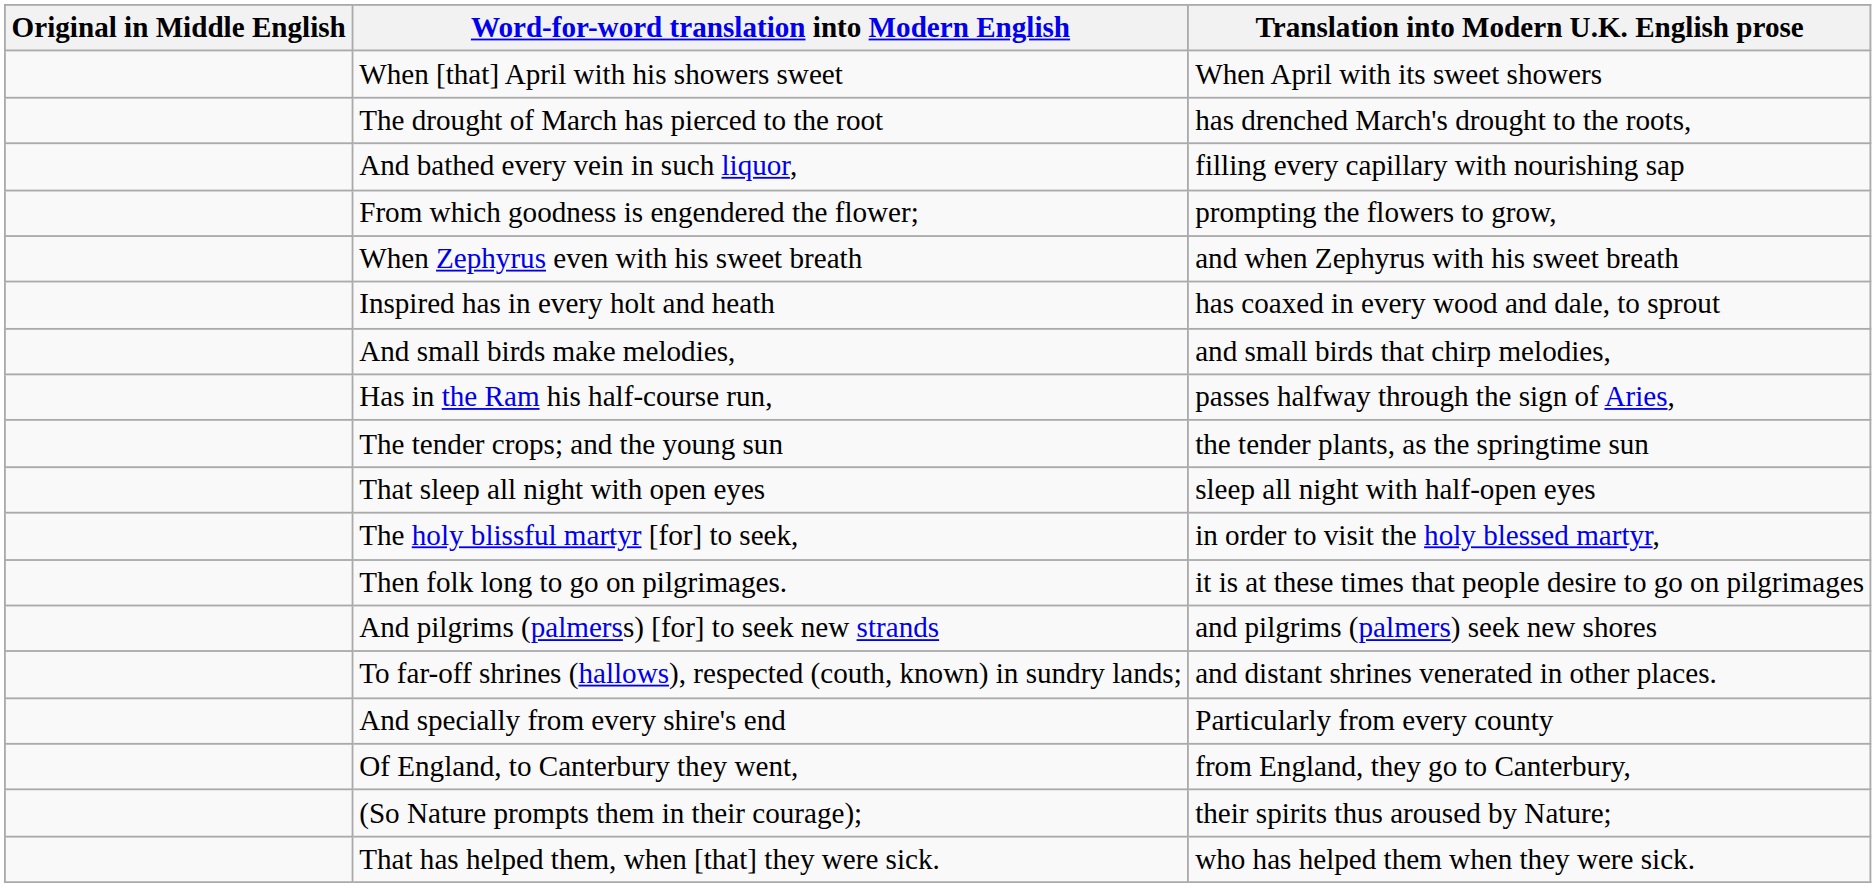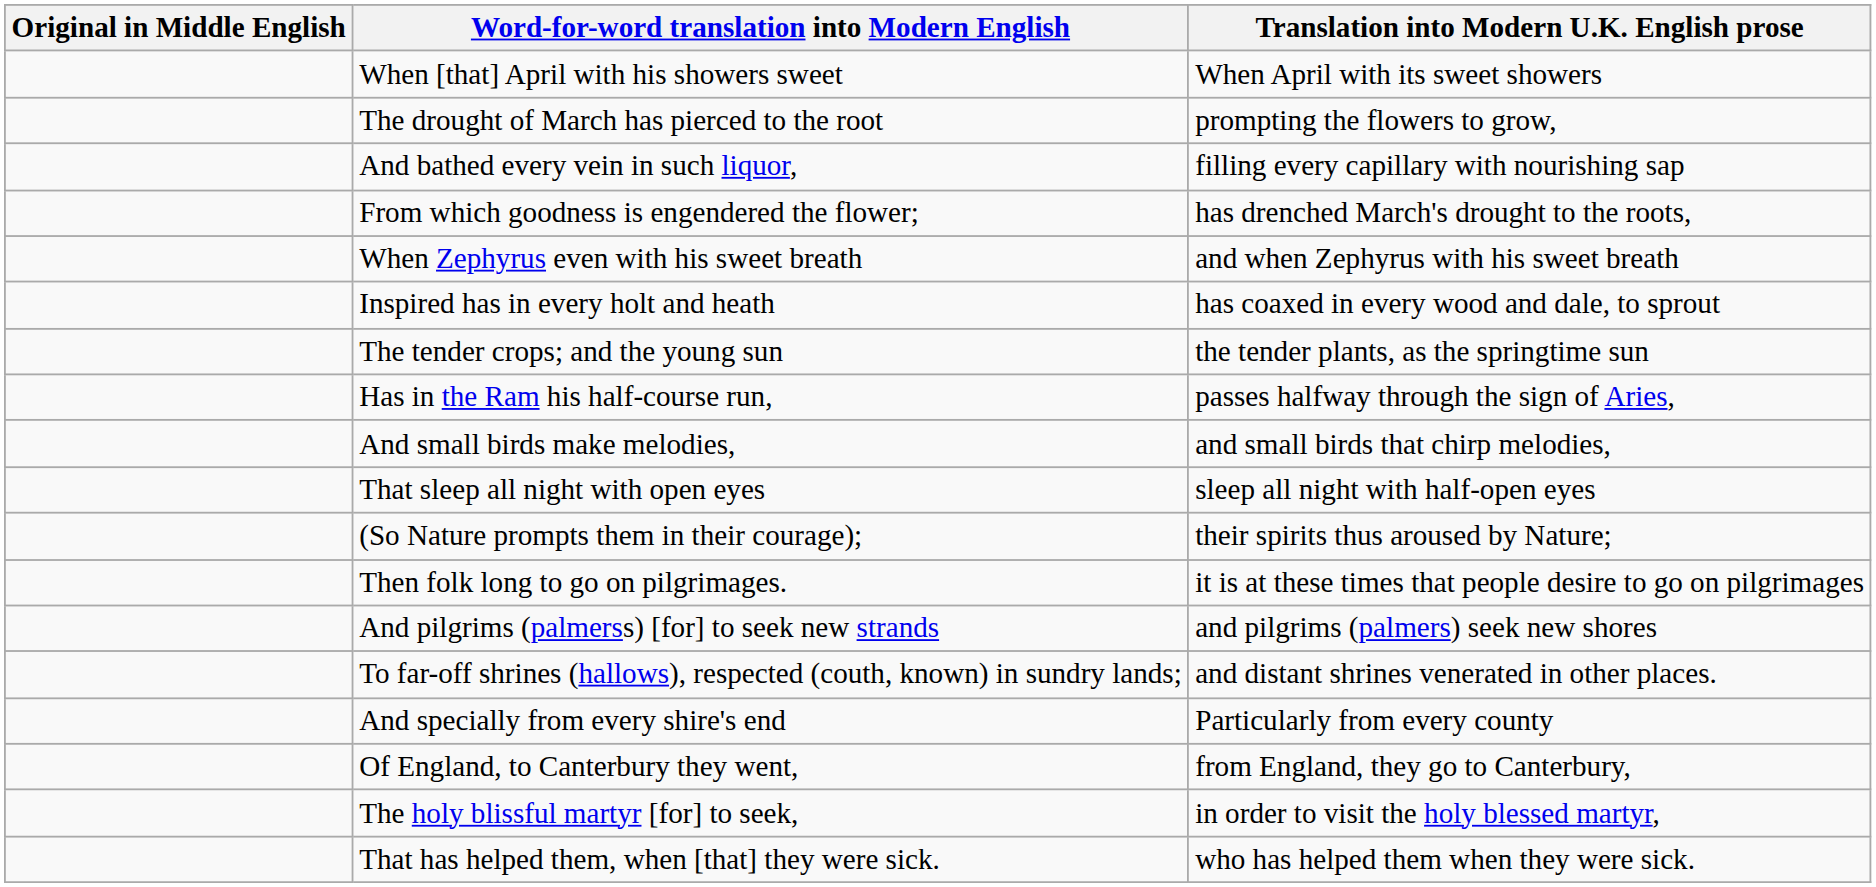(1443, 119) has drenched March's drought to the roots, -> (1376, 119) prompting the flowers to grow,
(1376, 212) prompting the flowers to grow, -> (1443, 212) has drenched March's drought to the roots,
rows swapped: (571, 443) <-> (547, 350)
rows swapped: (611, 812) <-> (579, 535)
